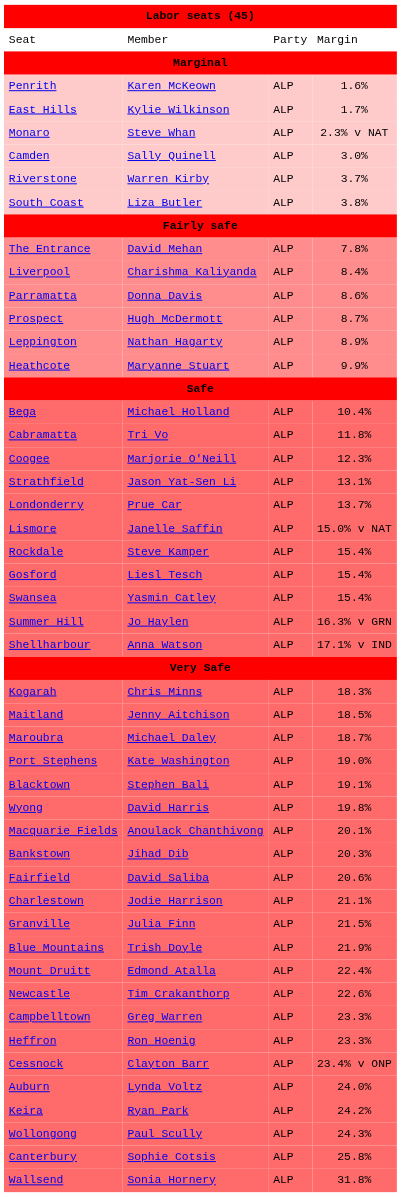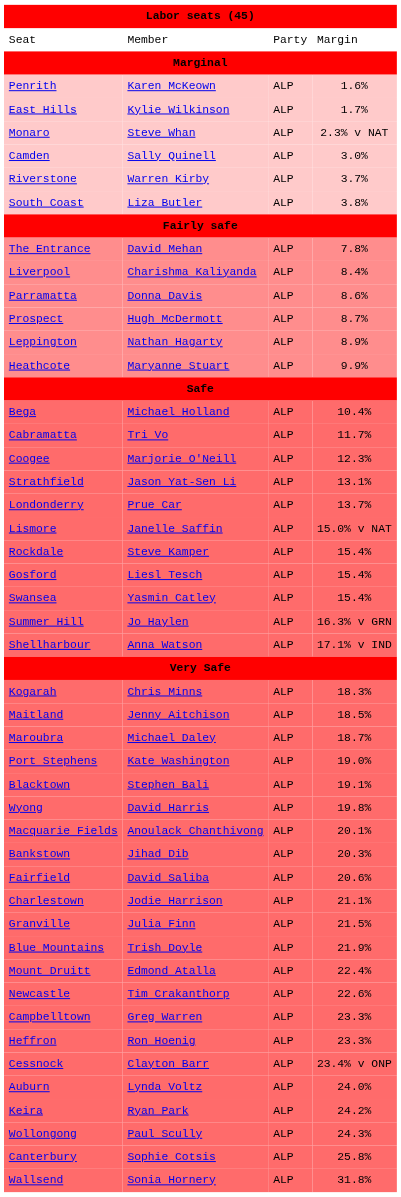(354, 435) 11.8% -> (354, 435) 11.7%
